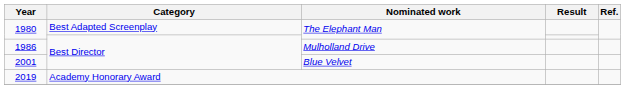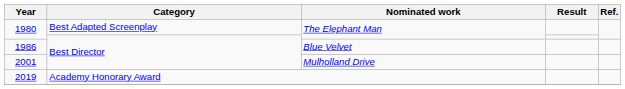(339, 46) Mulholland Drive -> (327, 46) Blue Velvet
(327, 62) Blue Velvet -> (339, 62) Mulholland Drive
